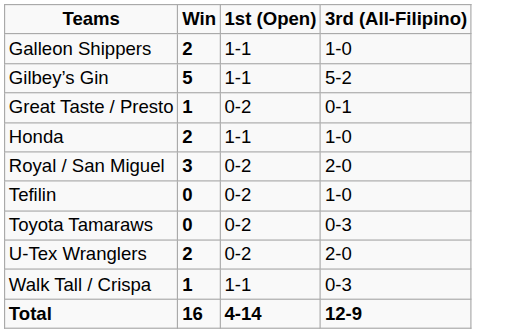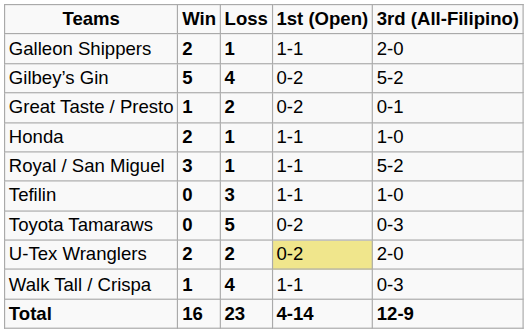+ column: (246, 19)
(338, 48) 1-0 -> (390, 48) 2-0
(238, 78) 1-1 -> (290, 78) 0-2
(238, 166) 0-2 -> (290, 166) 1-1
(338, 166) 2-0 -> (390, 166) 5-2
(238, 195) 0-2 -> (290, 195) 1-1
(238, 254) no background -> (290, 254) khaki background
